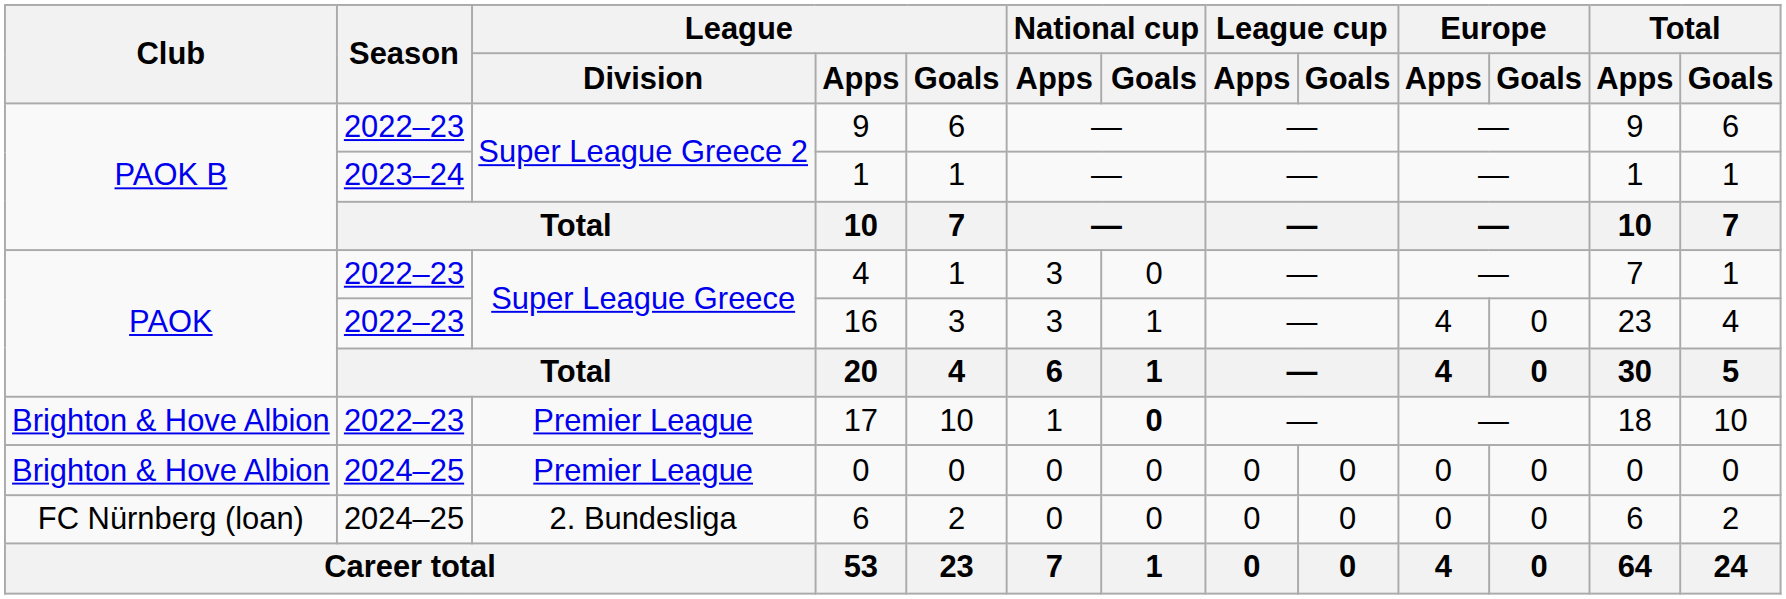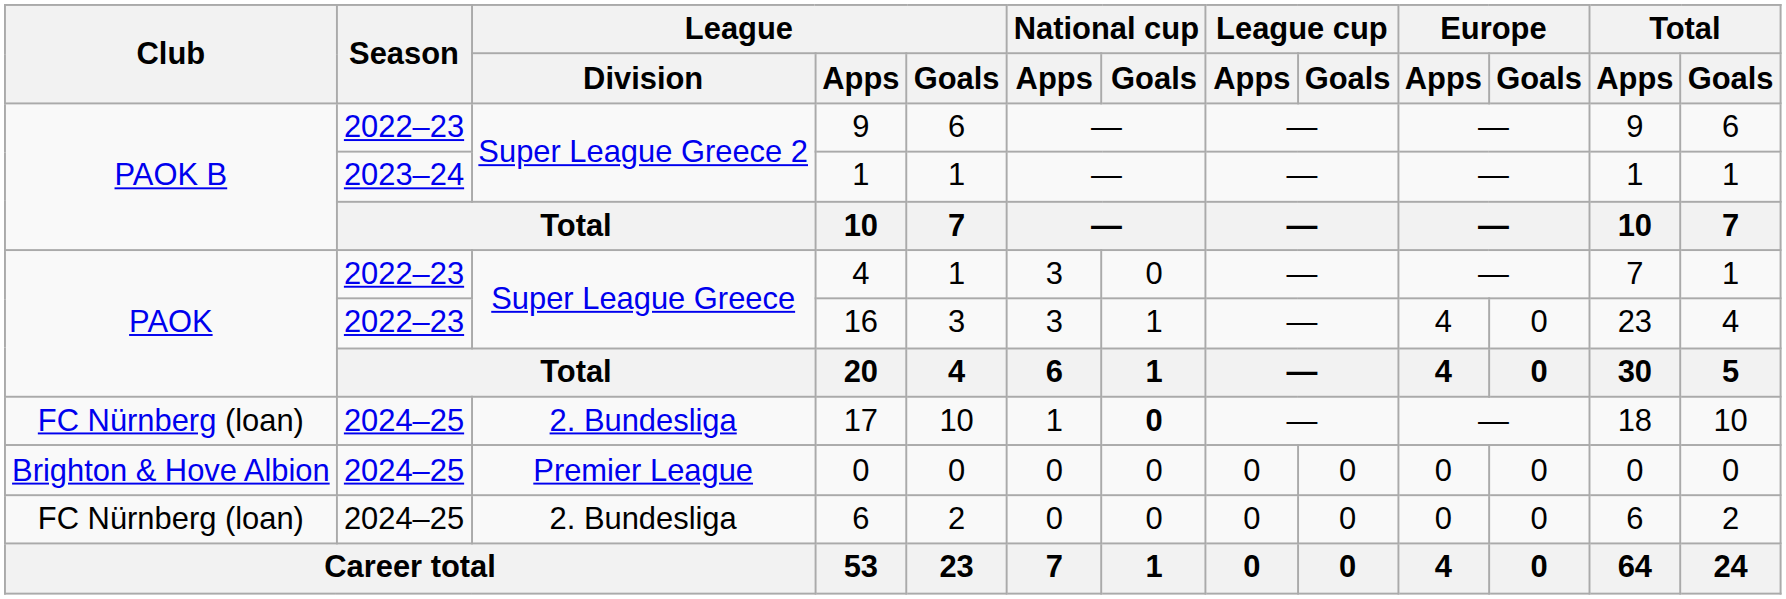(171, 420) Brighton & Hove Albion -> (171, 420) FC Nürnberg (loan)
(404, 420) 2022–23 -> (404, 420) 2024–25
(643, 420) Premier League -> (643, 420) 2. Bundesliga
